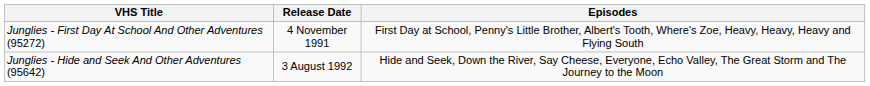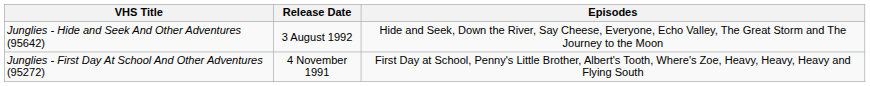rows swapped: (135, 36) <-> (124, 66)
